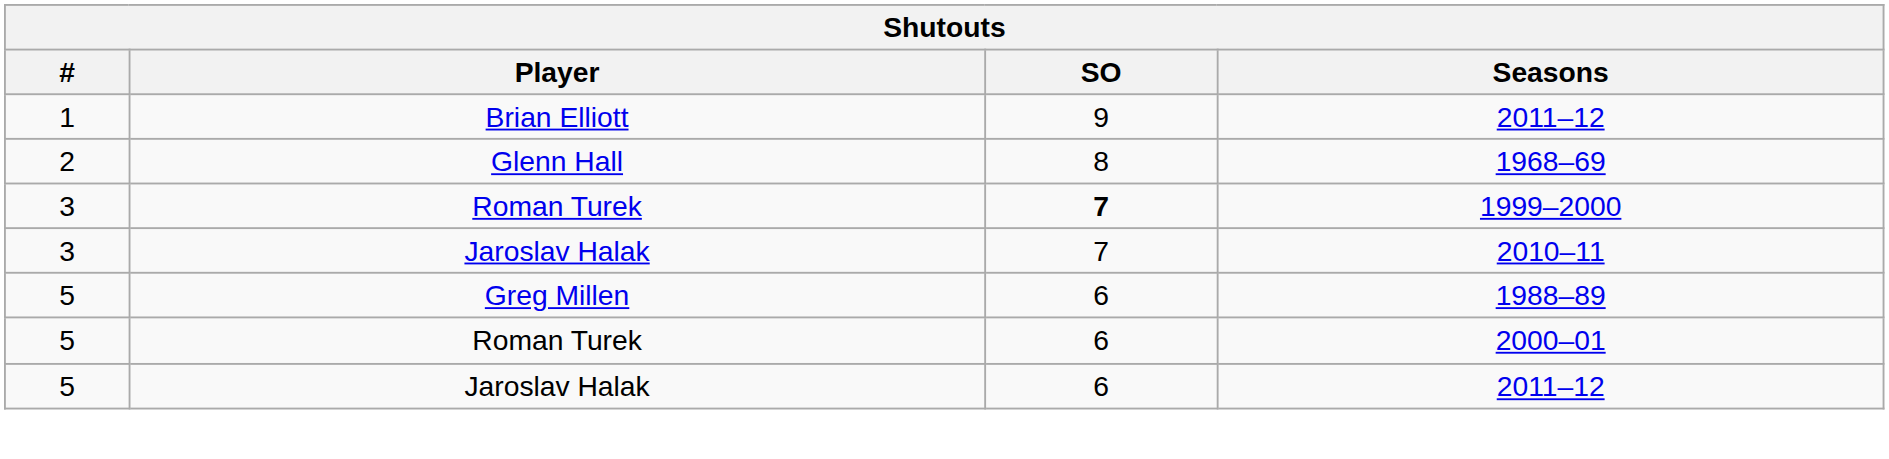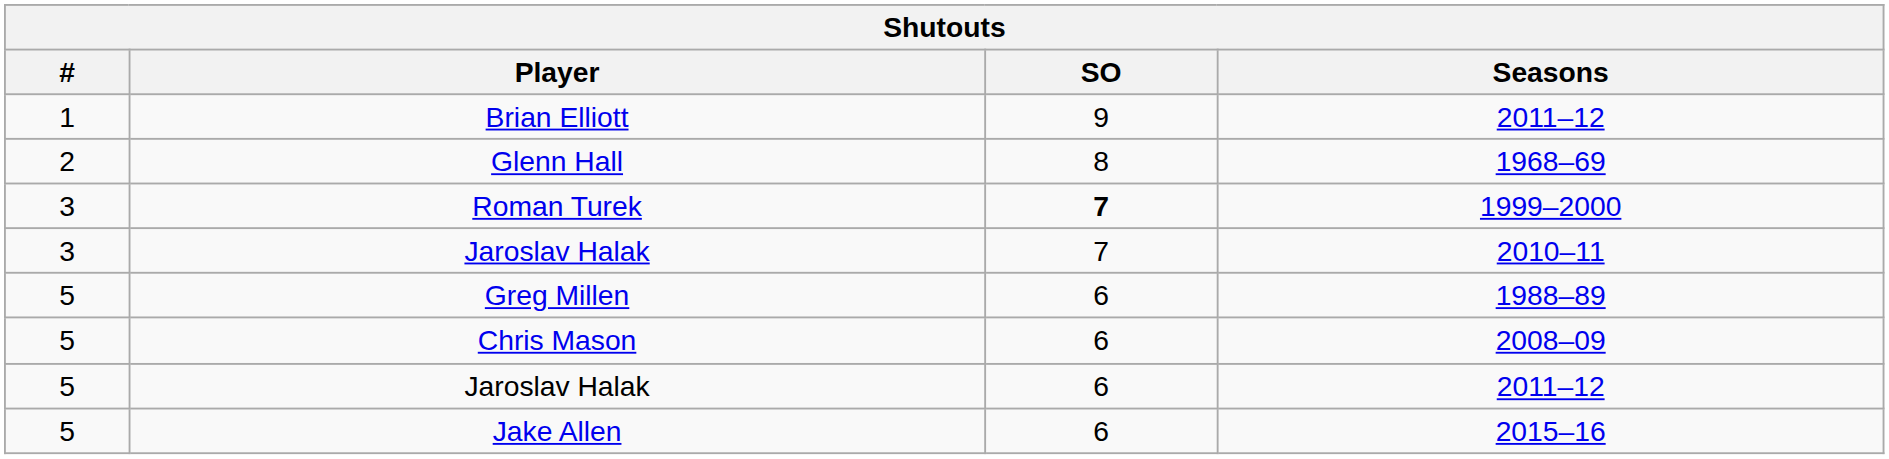- row: (557, 341)
+ row: (557, 341)
+ row: (557, 430)
